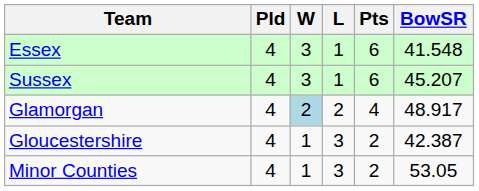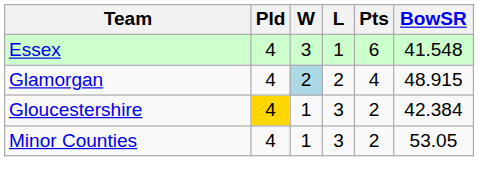- row: (40, 79)
(433, 110) 48.917 -> (433, 79) 48.915
(271, 140) no background -> (271, 110) gold background
(433, 140) 42.387 -> (433, 110) 42.384
